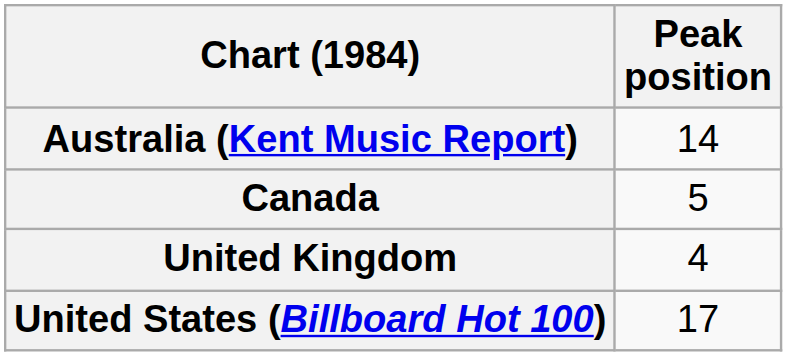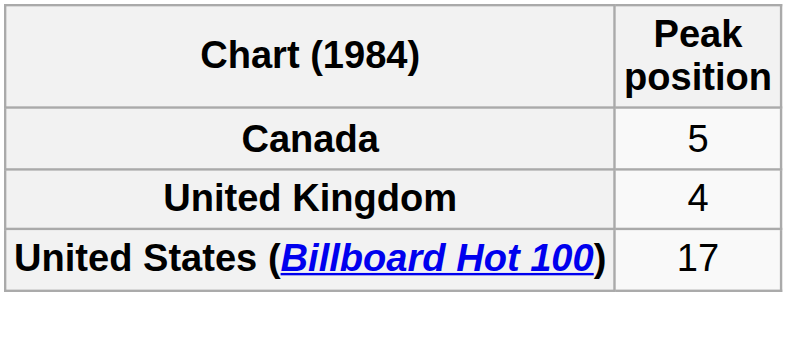- row: (310, 137)
